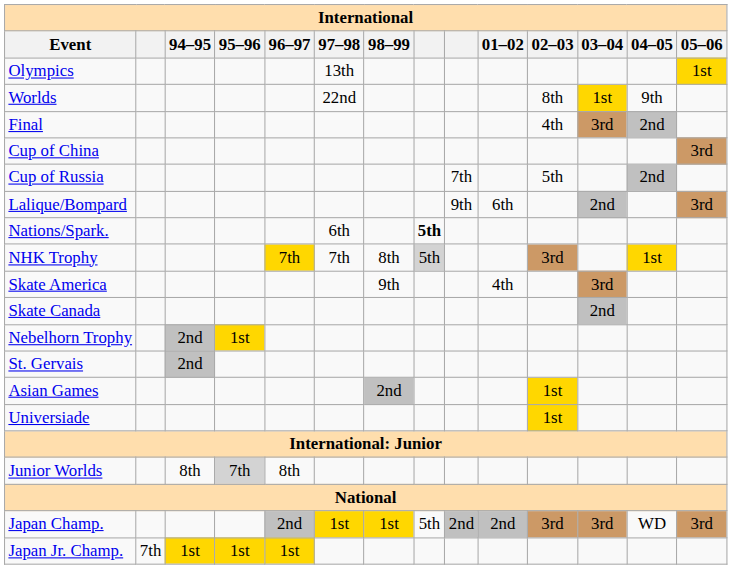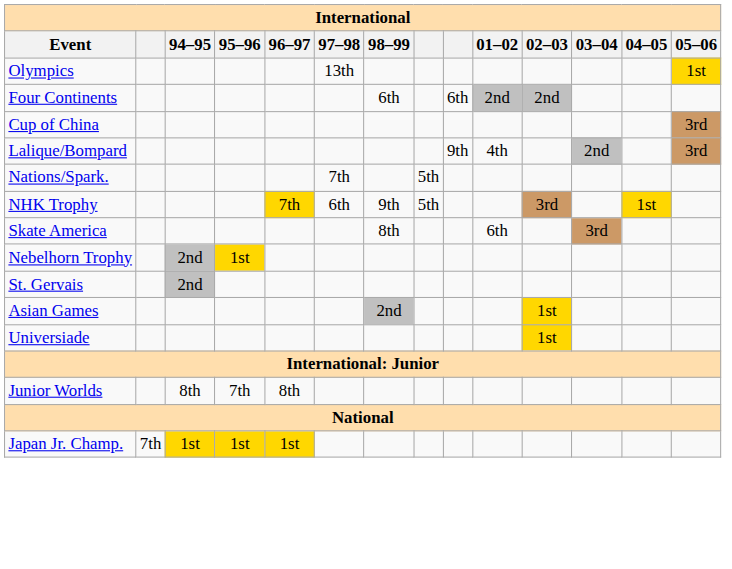- row: (32, 97)
+ row: (63, 97)
- row: (26, 124)
- row: (56, 177)
(503, 204) 6th -> (497, 151) 4th
(339, 230) 6th -> (339, 177) 7th
(429, 230) bold -> (428, 177) normal
(339, 257) 7th -> (339, 204) 6th
(389, 257) 8th -> (389, 204) 9th
(429, 257) lightgrey background -> (428, 204) no background
(389, 284) 9th -> (389, 230) 8th
(503, 284) 4th -> (497, 230) 6th
- row: (54, 310)
(240, 470) lightgrey background -> (240, 390) no background
- row: (56, 524)
